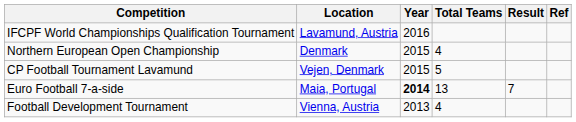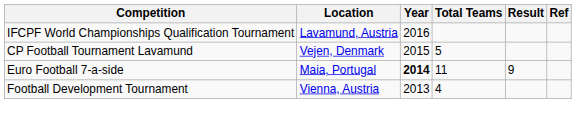- row: (113, 51)
(442, 88) 13 -> (441, 70) 11
(511, 88) 7 -> (511, 70) 9
